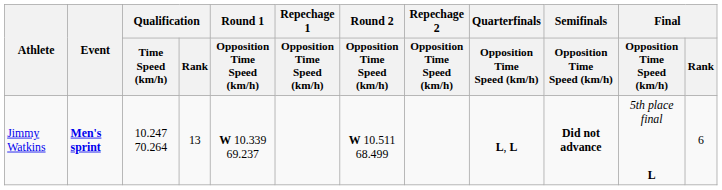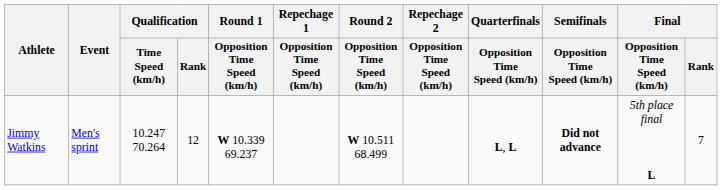(86, 140) bold -> (86, 140) normal
(195, 140) 13 -> (193, 140) 12
(701, 140) 6 -> (701, 140) 7
